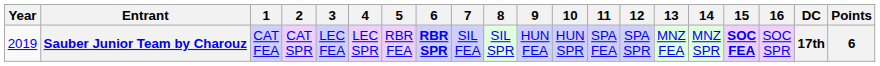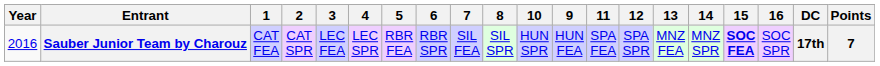columns swapped: (535, 15) <-> (570, 15)
(22, 43) 2019 -> (22, 43) 2016
(434, 43) bold -> (434, 43) normal
(852, 43) 6 -> (851, 43) 7
